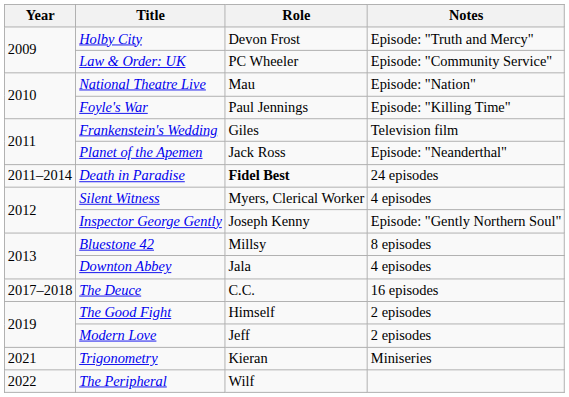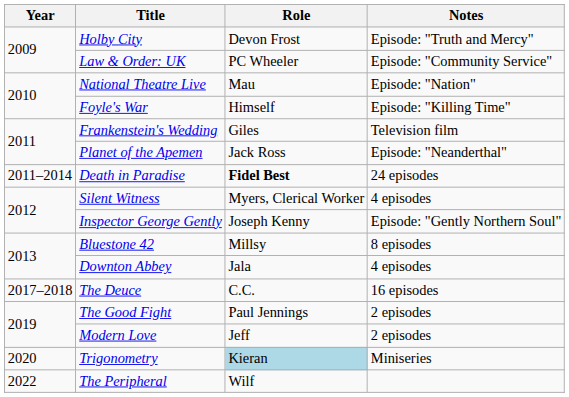(268, 107) Paul Jennings -> (252, 107) Himself
(252, 312) Himself -> (268, 312) Paul Jennings
(22, 358) 2021 -> (22, 358) 2020
(248, 358) no background -> (248, 358) lightblue background
